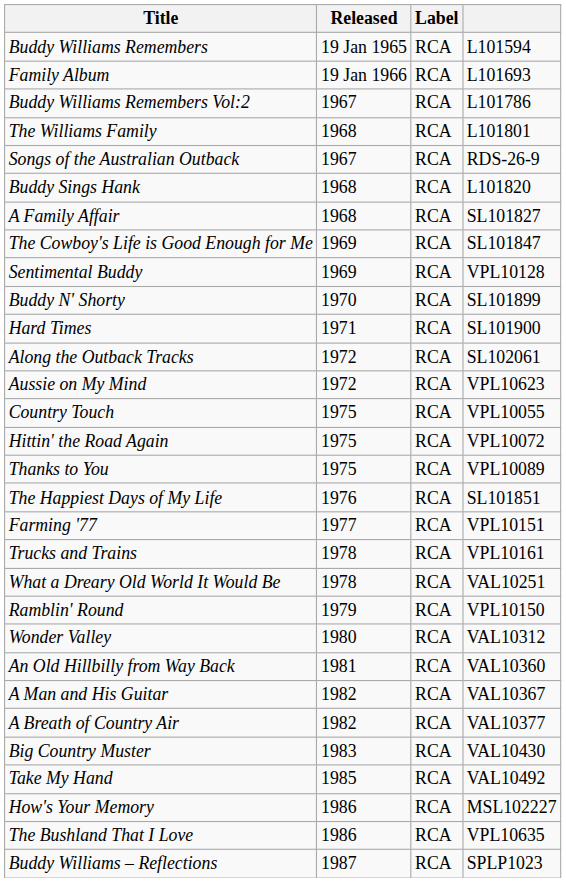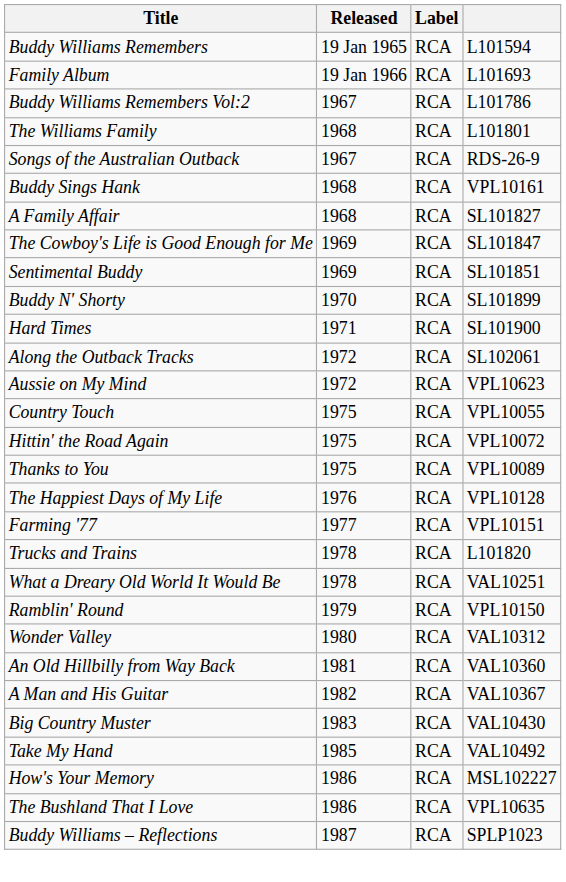(499, 187) L101820 -> (506, 187) VPL10161
(506, 272) VPL10128 -> (504, 272) SL101851
(504, 497) SL101851 -> (506, 497) VPL10128
(506, 553) VPL10161 -> (499, 553) L101820
- row: (94, 722)
